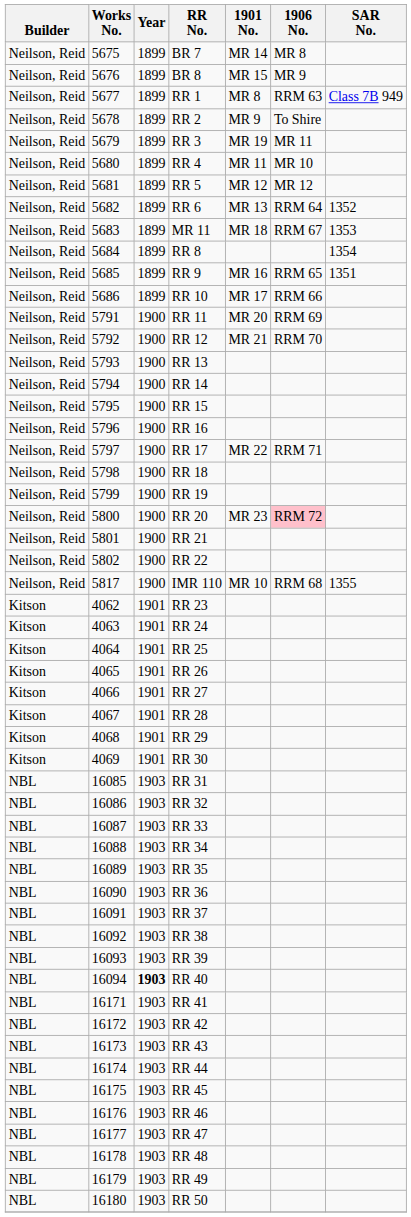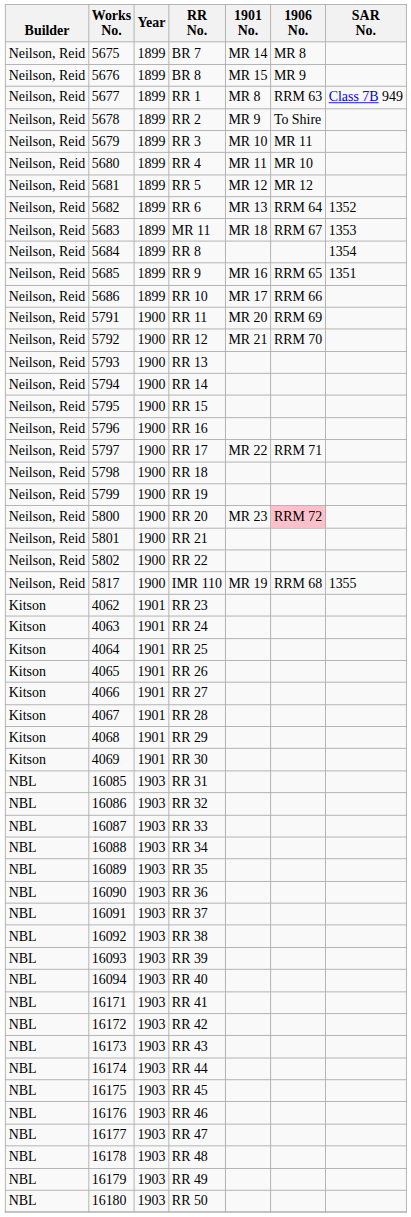(248, 141) MR 19 -> (248, 141) MR 10
(248, 583) MR 10 -> (248, 583) MR 19
(152, 980) bold -> (152, 980) normal
